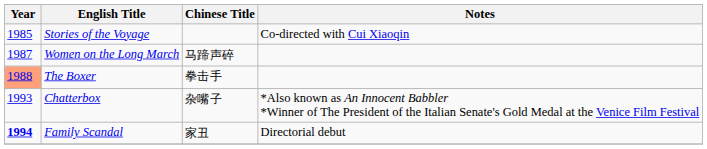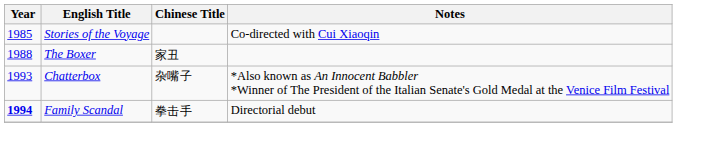- row: (112, 53)
(20, 76) lightsalmon background -> (20, 53) no background
(204, 76) 拳击手 -> (167, 54) 家丑
(197, 132) 家丑 -> (174, 110) 拳击手
